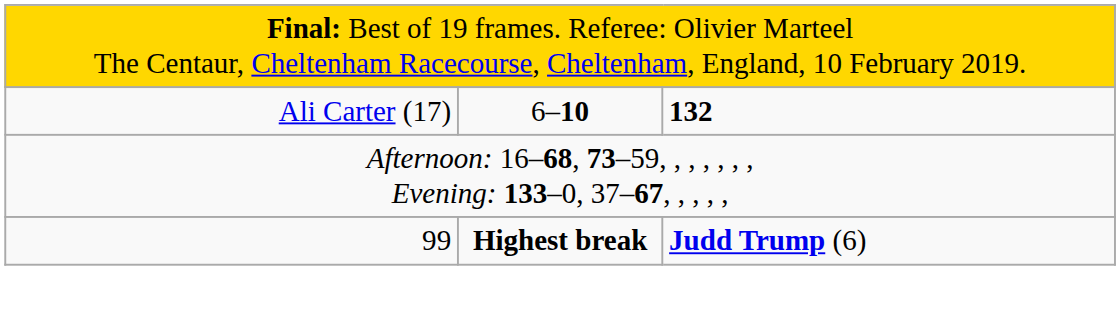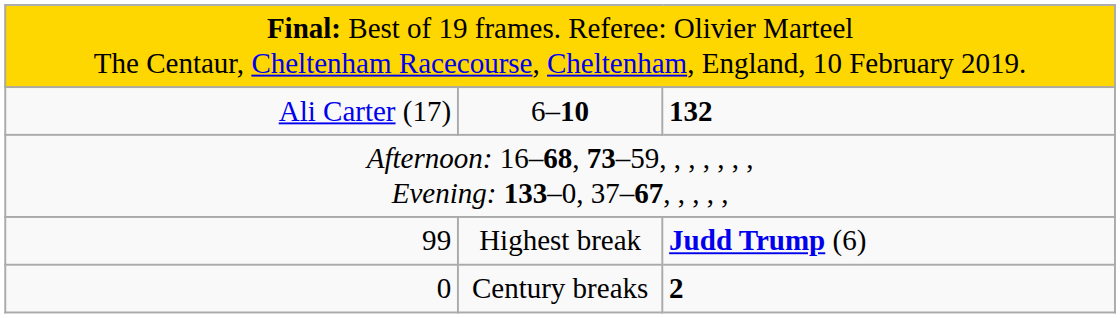(560, 240) bold -> (560, 240) normal
+ row: (444, 288)
